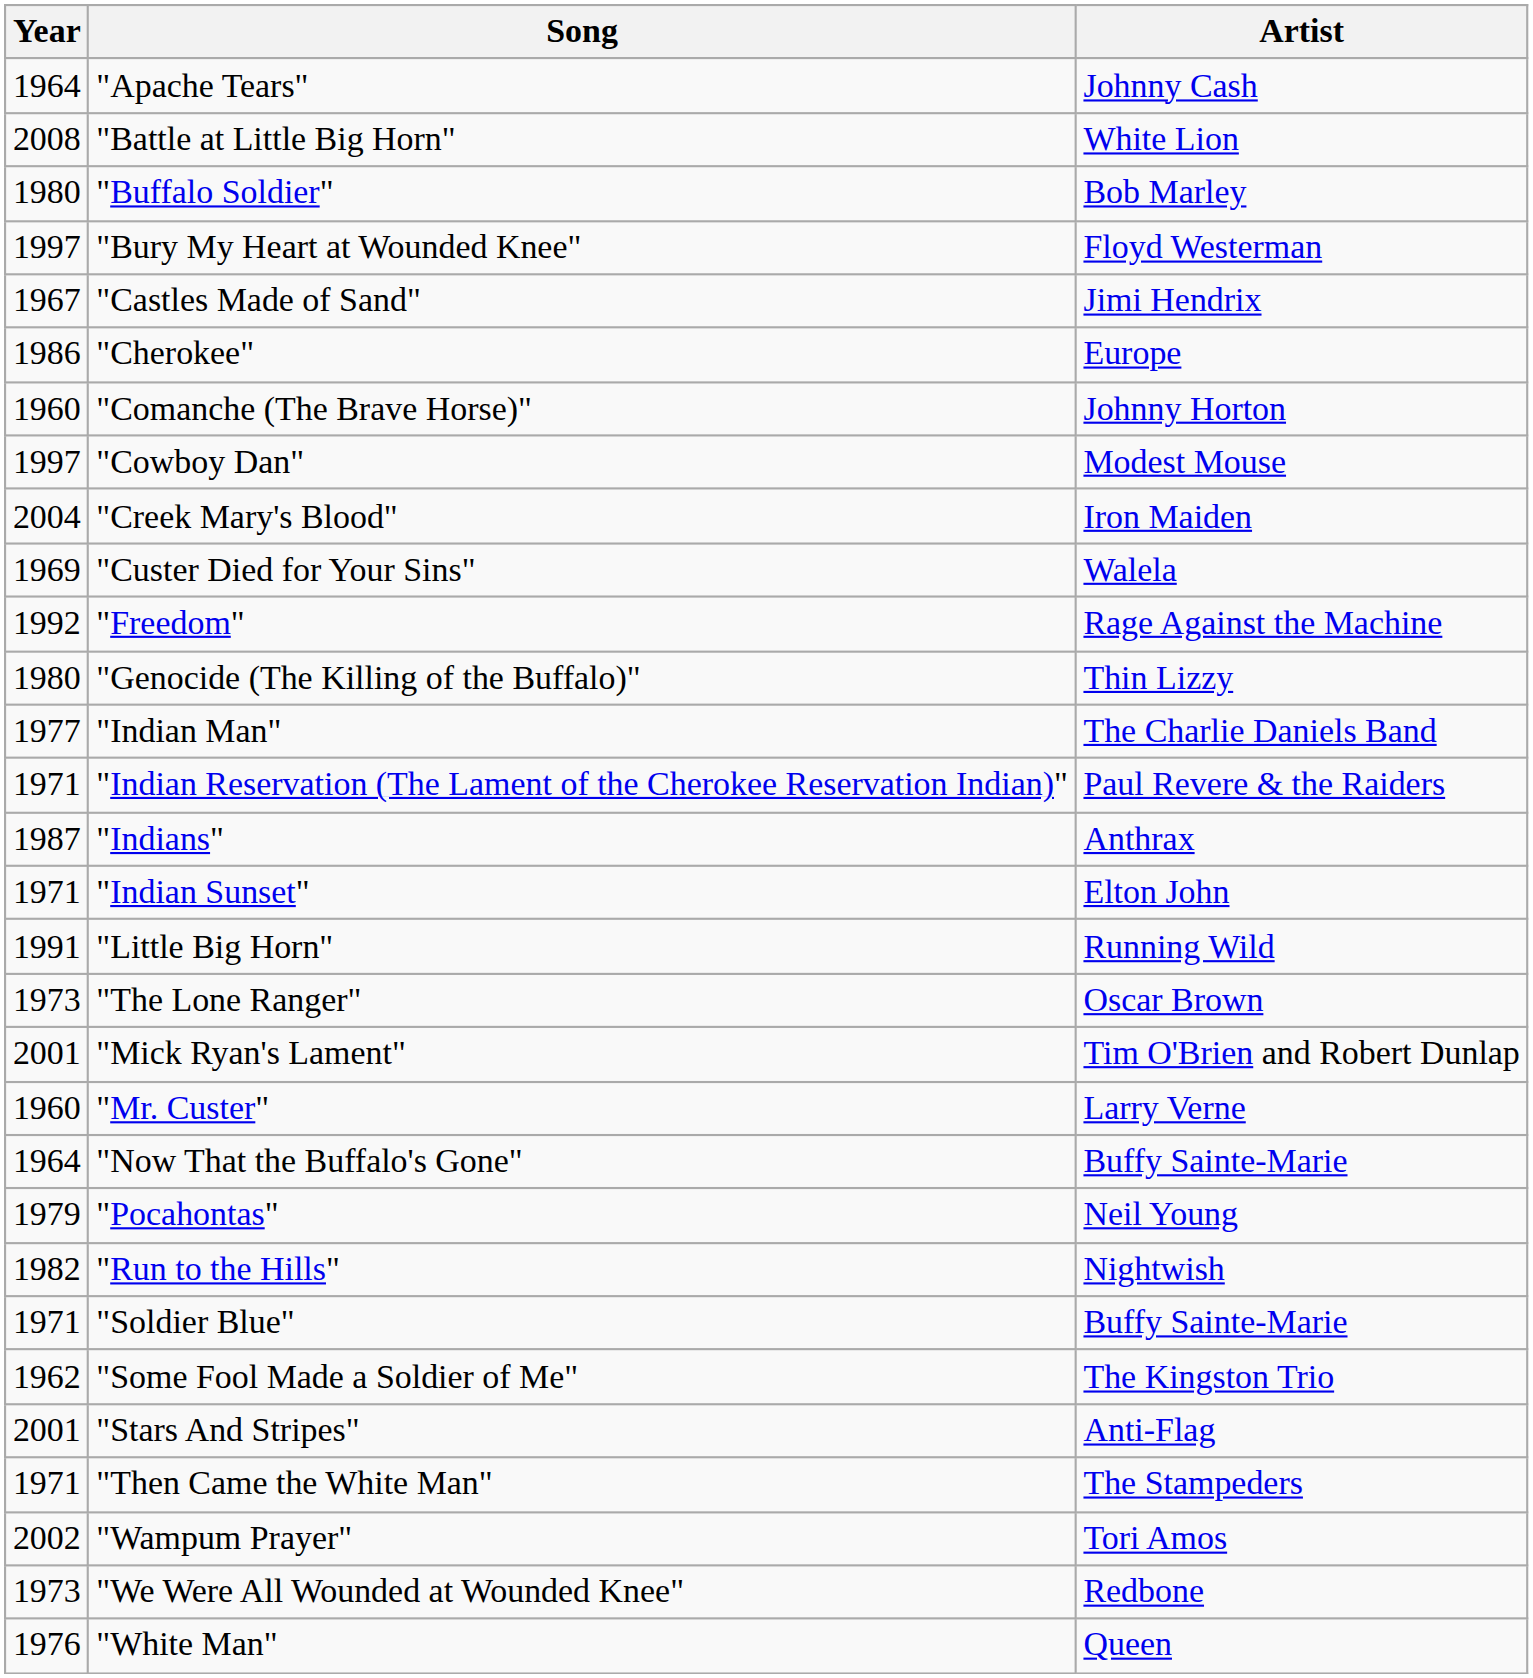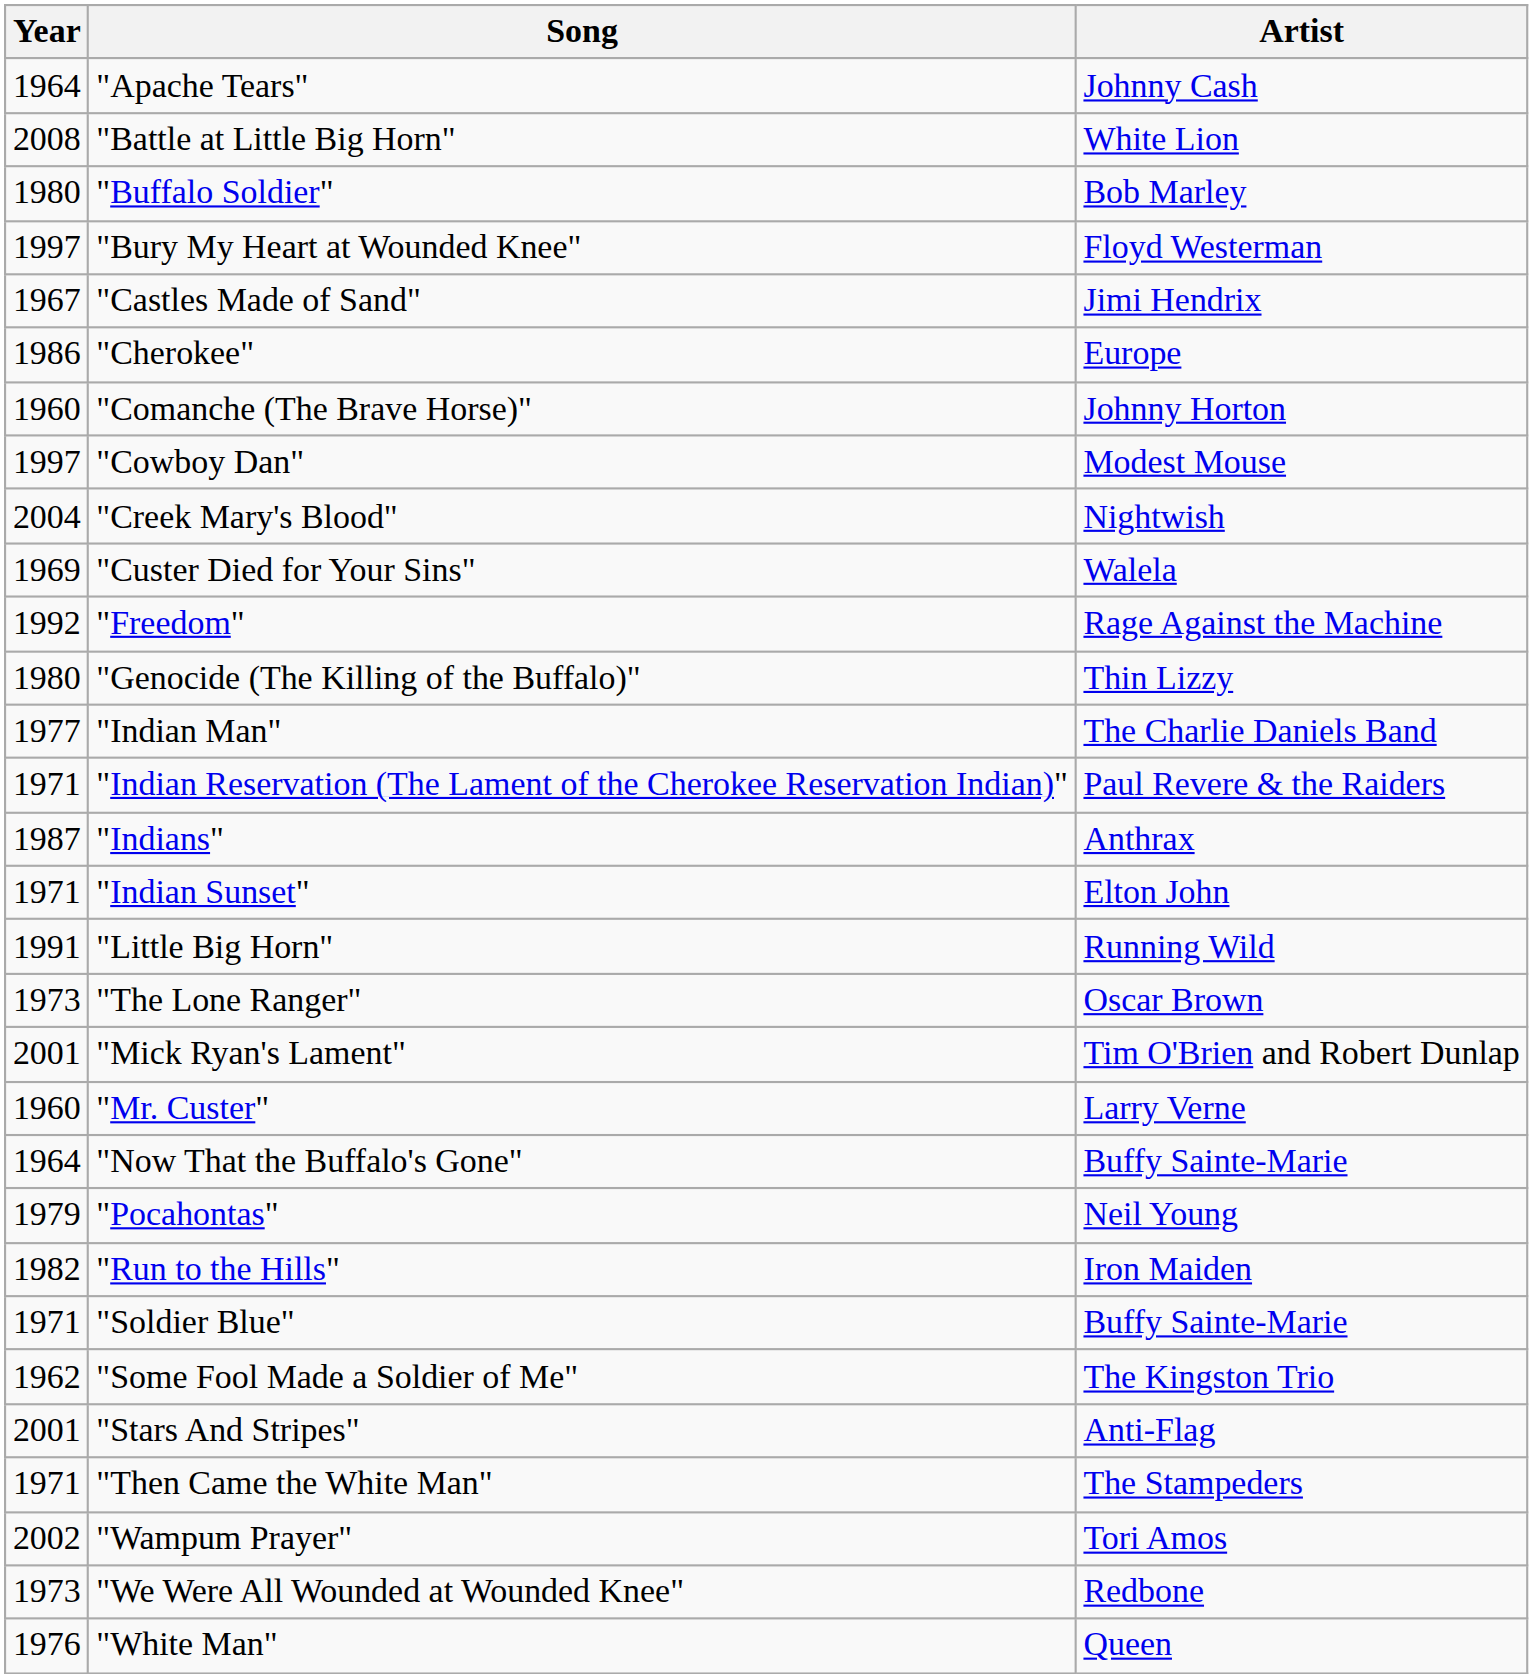(1168, 515) Iron Maiden -> (1154, 515) Nightwish
(1154, 1268) Nightwish -> (1168, 1268) Iron Maiden
